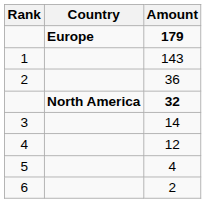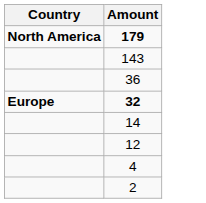- column: (24, 15)
(71, 36) Europe -> (54, 36) North America
(94, 101) North America -> (31, 101) Europe
